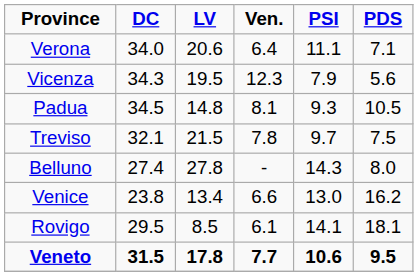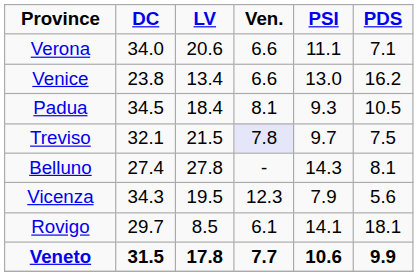(264, 49) 6.4 -> (264, 49) 6.6
rows swapped: (60, 78) <-> (60, 197)
(205, 108) 14.8 -> (205, 108) 18.4
(264, 138) no background -> (264, 138) lavender background
(383, 167) 8.0 -> (383, 167) 8.1
(146, 227) 29.5 -> (146, 227) 29.7
(383, 256) 9.5 -> (383, 256) 9.9
